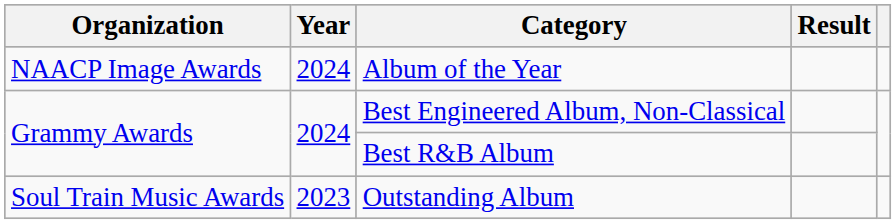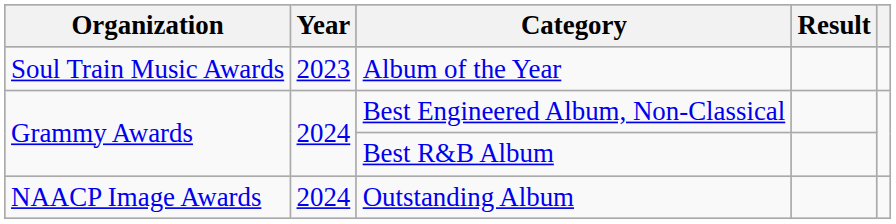(136, 68) NAACP Image Awards -> (148, 68) Soul Train Music Awards
(323, 68) 2024 -> (323, 68) 2023
(148, 196) Soul Train Music Awards -> (136, 196) NAACP Image Awards
(323, 196) 2023 -> (323, 196) 2024
